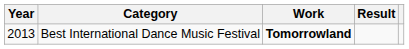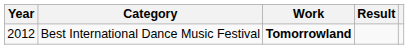(21, 34) 2013 -> (21, 34) 2012
